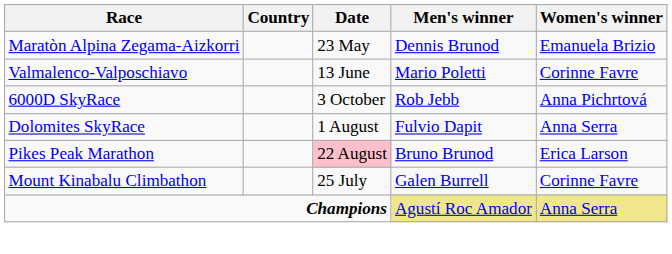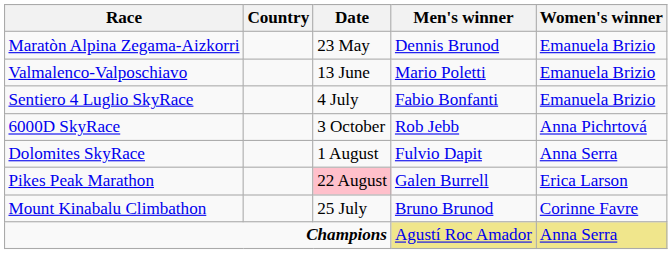(589, 72) Corinne Favre -> (598, 72) Emanuela Brizio
+ row: (101, 99)
(444, 153) Bruno Brunod -> (442, 180) Galen Burrell
(442, 180) Galen Burrell -> (444, 208) Bruno Brunod
